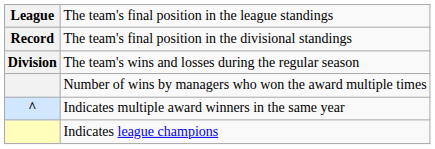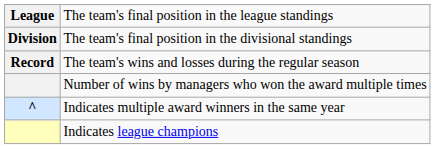(32, 38) Record -> (32, 38) Division
(32, 61) Division -> (32, 61) Record
